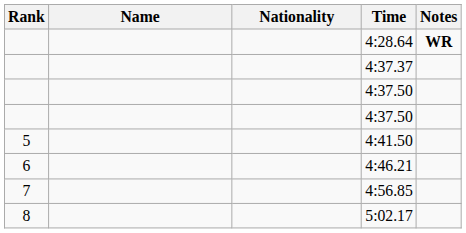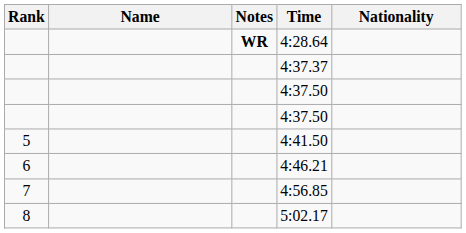columns swapped: (297, 16) <-> (439, 16)
